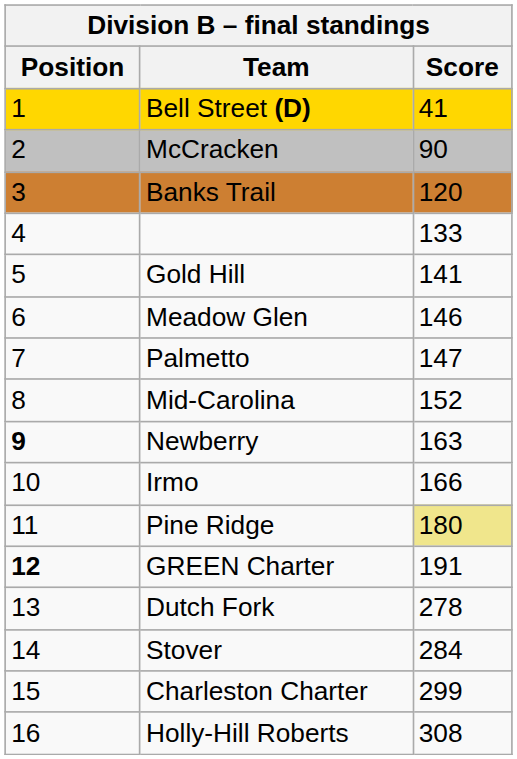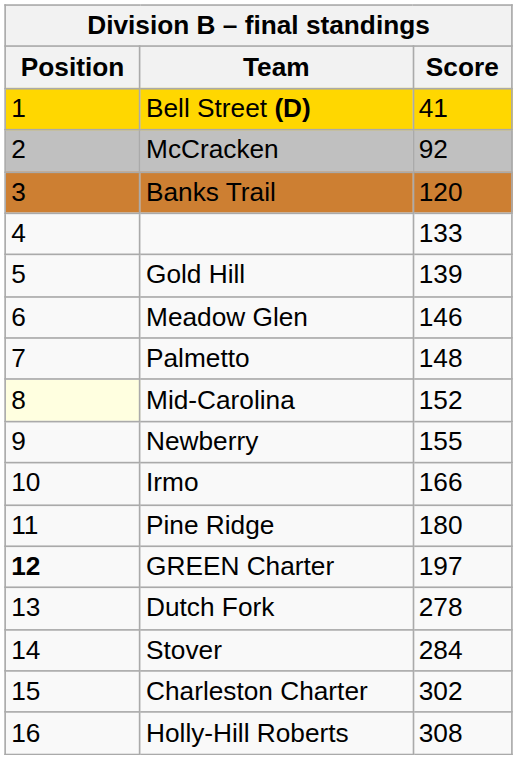(433, 150) 90 -> (433, 150) 92
(441, 275) 141 -> (441, 275) 139
(441, 358) 147 -> (441, 358) 148
(18, 400) no background -> (18, 400) lightyellow background
(18, 441) bold -> (18, 441) normal
(441, 441) 163 -> (441, 441) 155
(441, 524) khaki background -> (441, 524) no background
(441, 566) 191 -> (441, 566) 197
(441, 691) 299 -> (441, 691) 302
